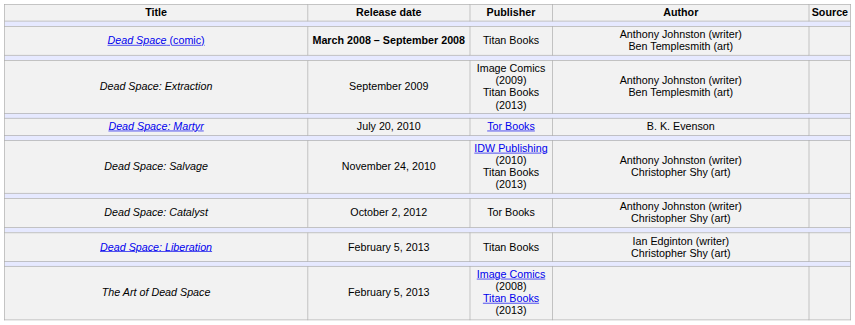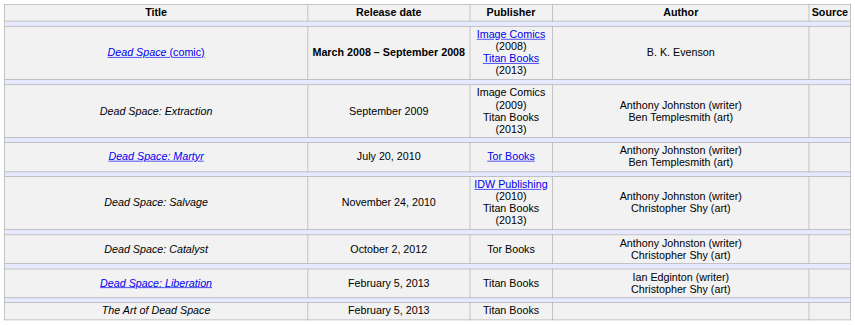(511, 40) Titan Books -> (511, 53) Image Comics (2008) Titan Books (2013)
(681, 40) Anthony Johnston (writer) Ben Templesmith (art) -> (681, 53) B. K. Evenson
(681, 127) B. K. Evenson -> (681, 157) Anthony Johnston (writer) Ben Templesmith (art)
(511, 293) Image Comics (2008) Titan Books (2013) -> (511, 311) Titan Books
